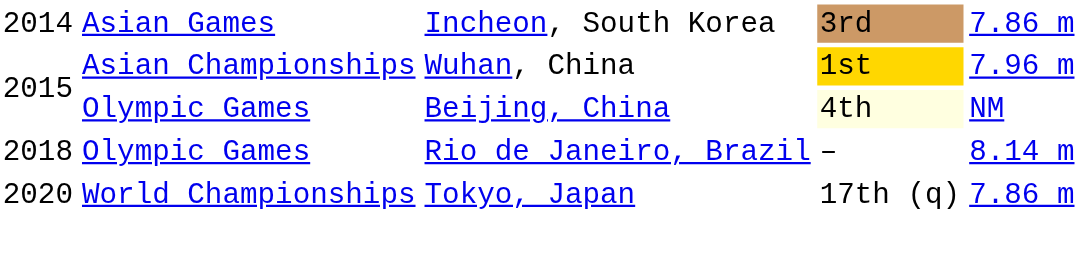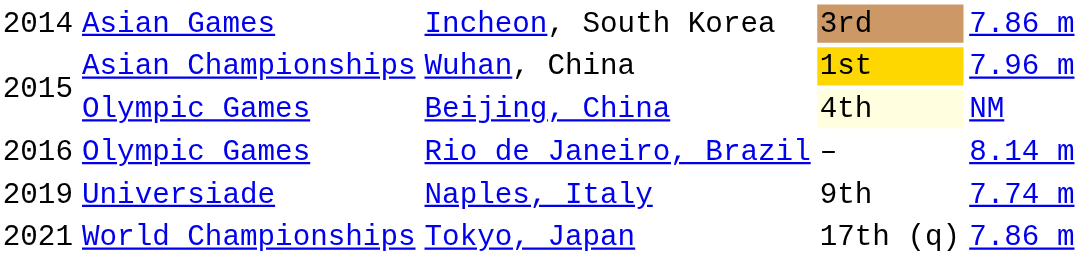(38, 152) 2018 -> (38, 152) 2016
+ row: (539, 195)
(38, 195) 2020 -> (38, 237) 2021
